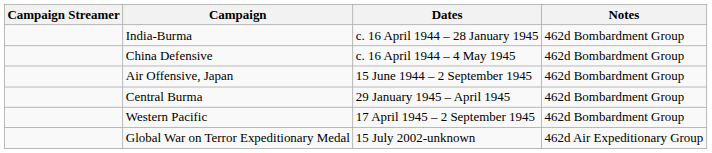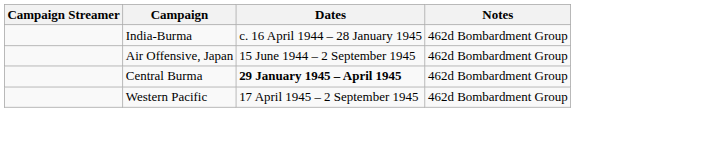- row: (169, 55)
(433, 96) normal -> (320, 76) bold
- row: (238, 138)
